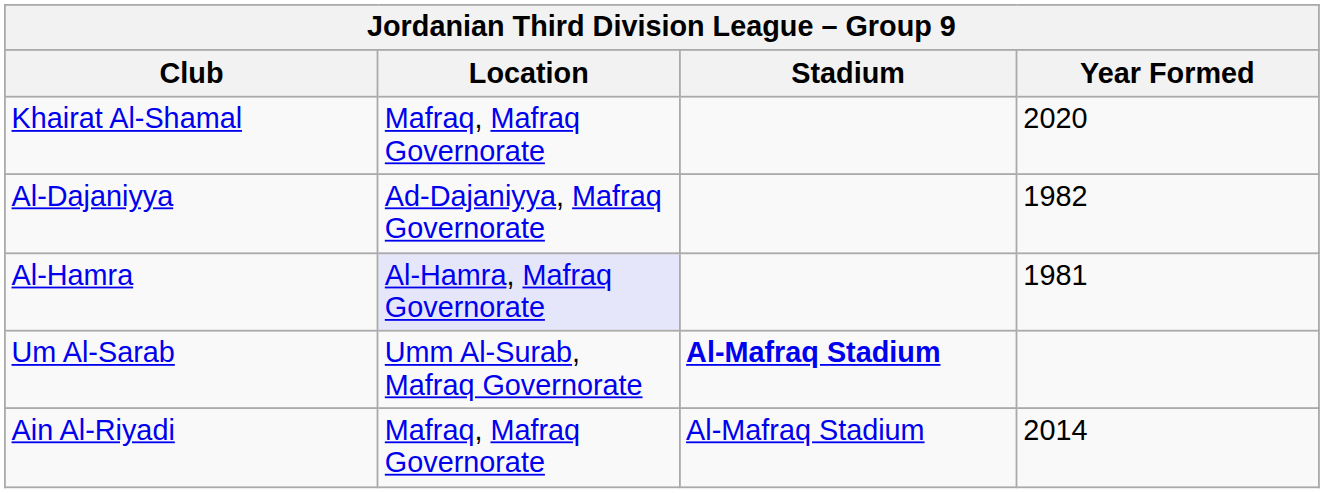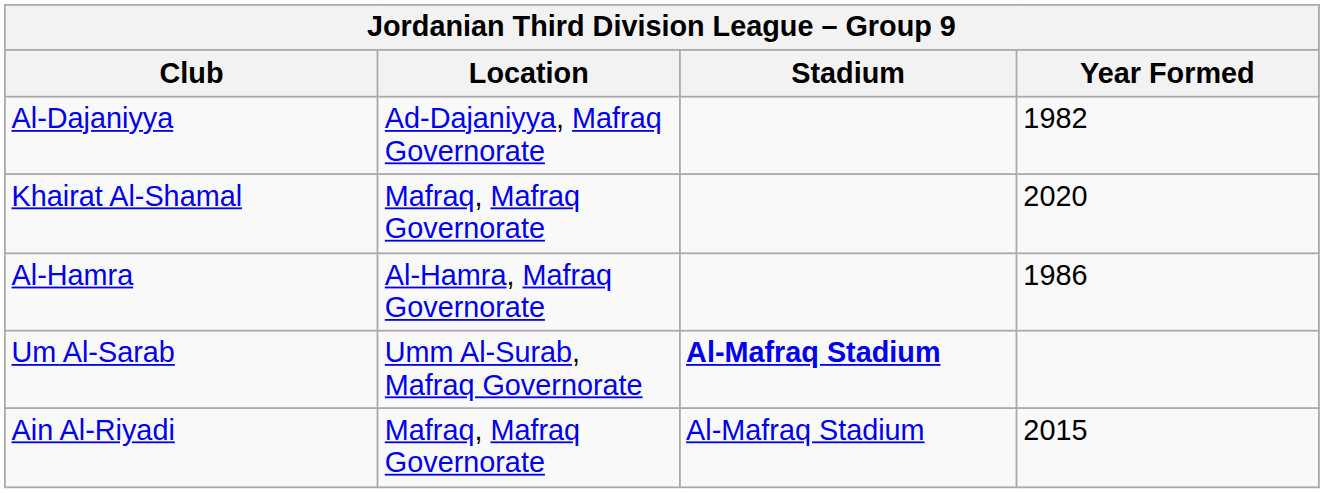rows swapped: (92, 196) <-> (127, 118)
(498, 291) lavender background -> (498, 291) no background
(1055, 274) 1981 -> (1055, 274) 1986
(1055, 430) 2014 -> (1055, 430) 2015
